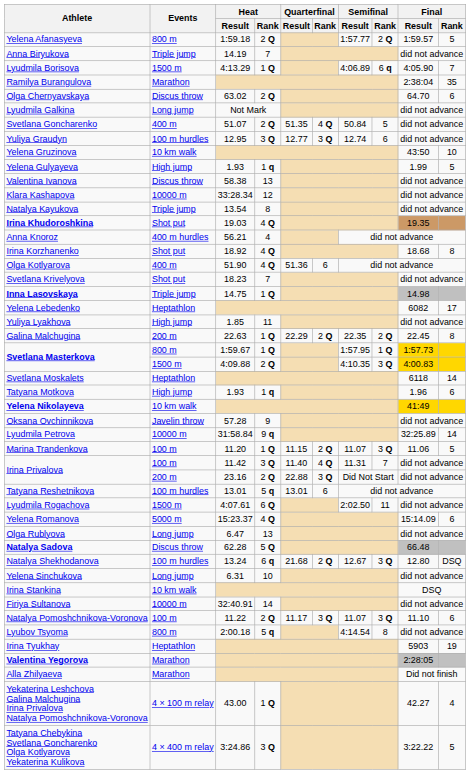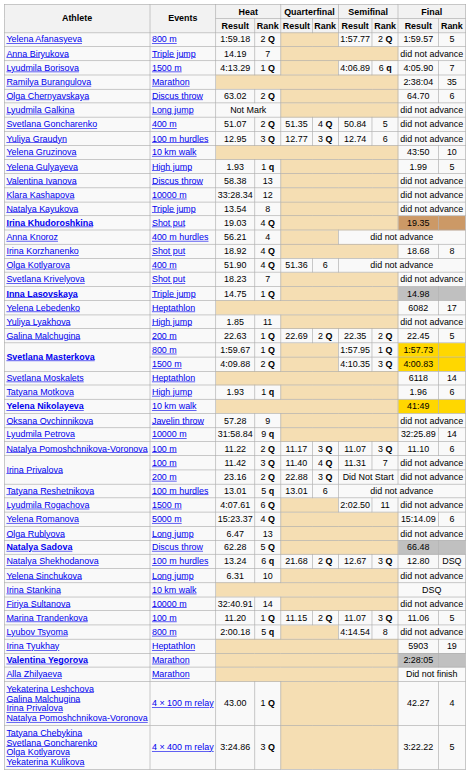(296, 336) 22.29 -> (296, 336) 22.69
(452, 336) 8 -> (452, 336) 5
rows swapped: (77, 618) <-> (47, 449)
